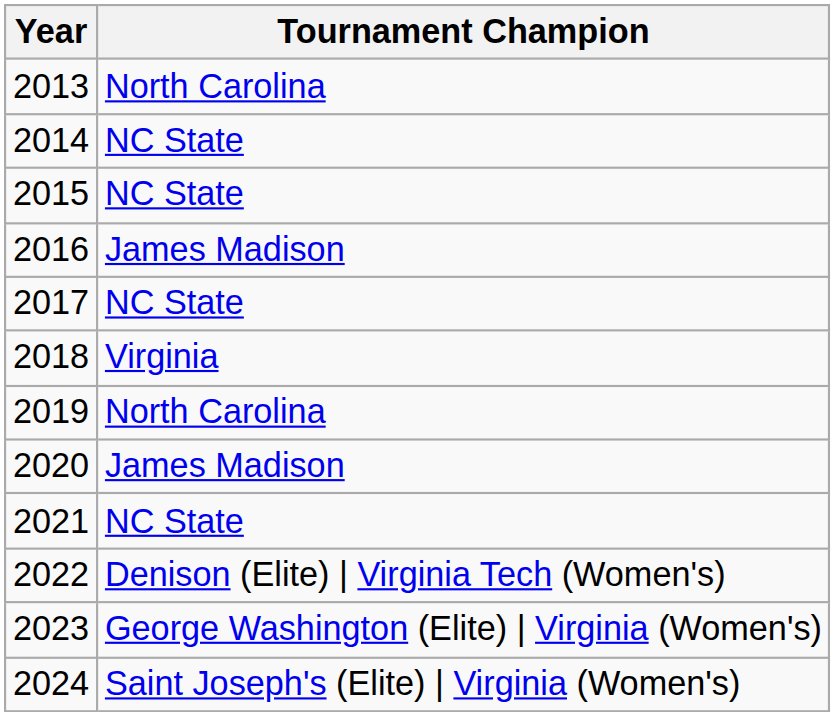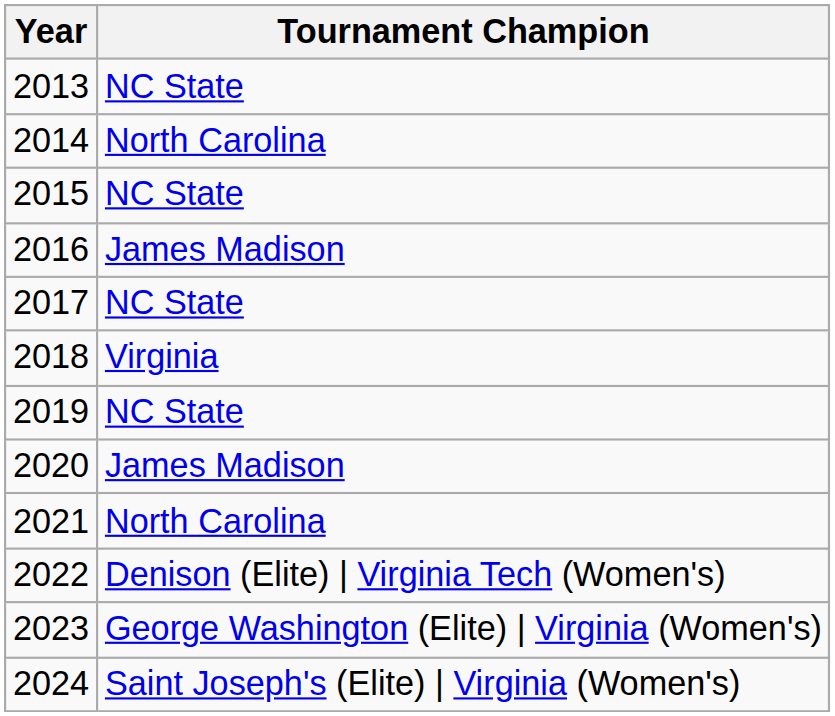(215, 85) North Carolina -> (174, 85) NC State
(174, 140) NC State -> (215, 140) North Carolina
(215, 411) North Carolina -> (174, 411) NC State
(174, 520) NC State -> (215, 520) North Carolina
